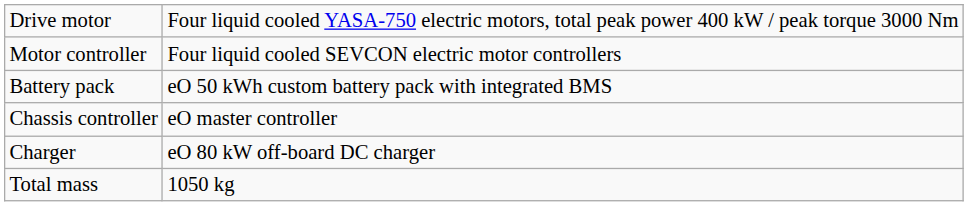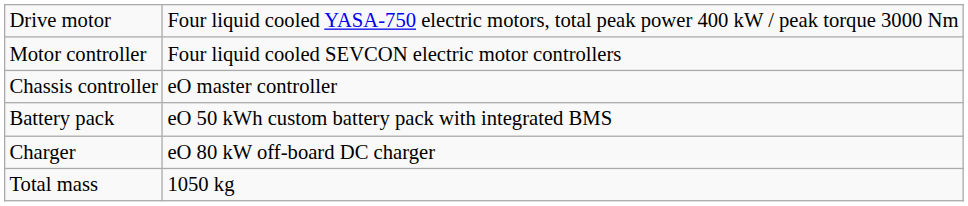rows swapped: (84, 119) <-> (62, 86)
